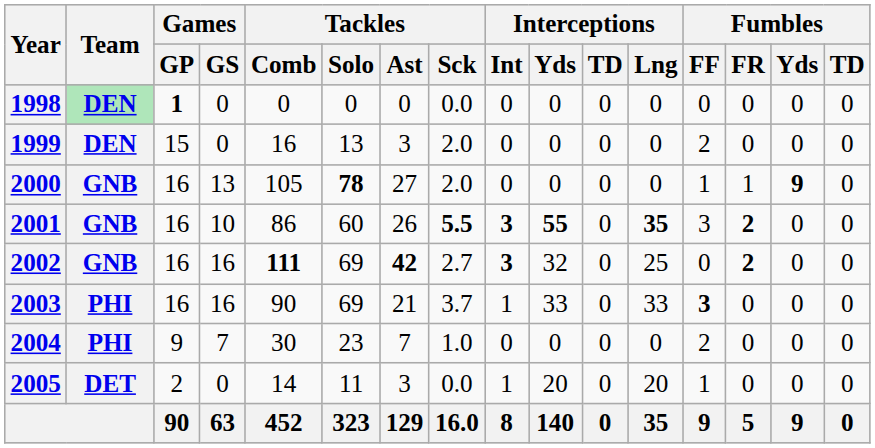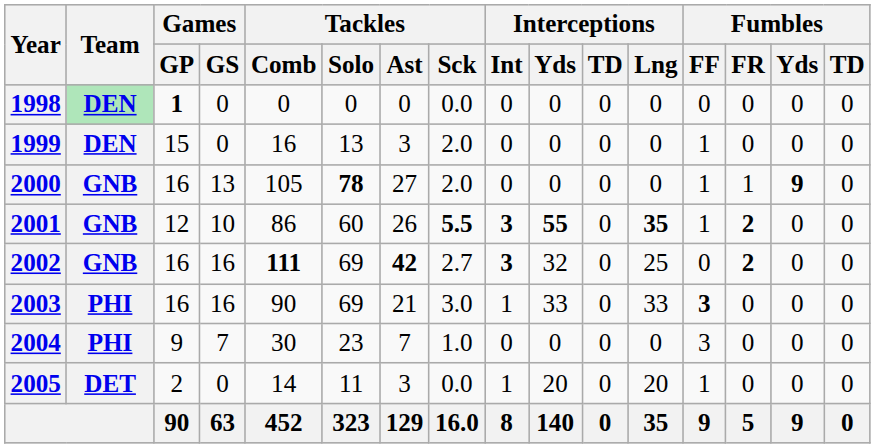(704, 143) 2 -> (704, 143) 1
(177, 223) 16 -> (177, 223) 12
(704, 223) 3 -> (704, 223) 1
(457, 303) 3.7 -> (457, 303) 3.0
(704, 343) 2 -> (704, 343) 3
